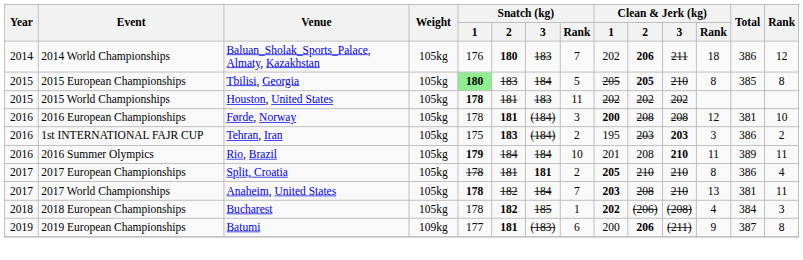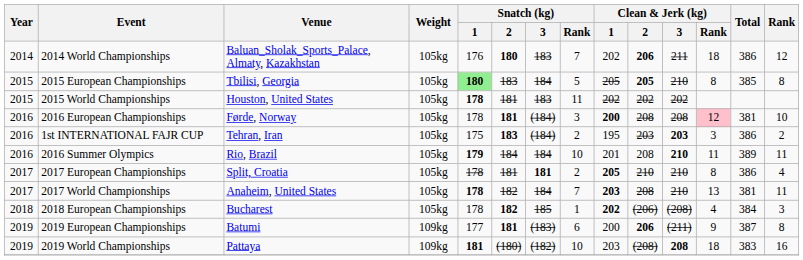(713, 117) no background -> (713, 117) pink background
+ row: (106, 245)
